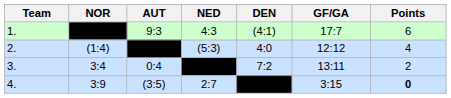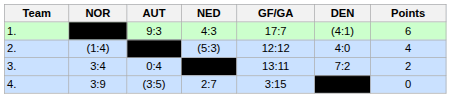columns swapped: (264, 13) <-> (331, 13)
(408, 84) bold -> (408, 84) normal
